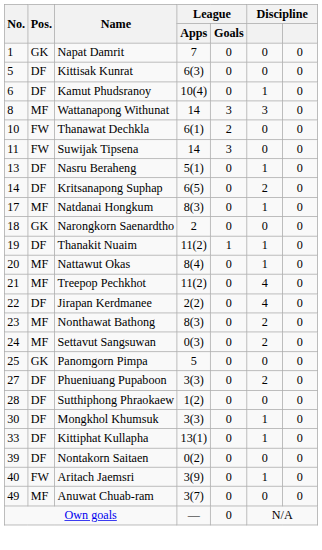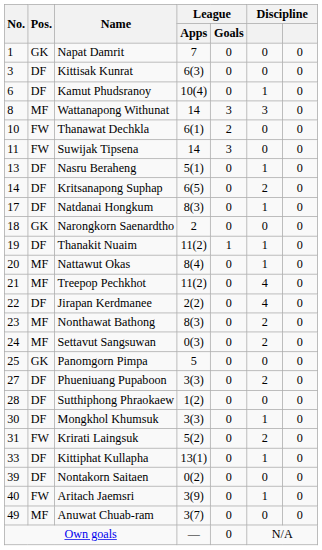(10, 71) 5 -> (10, 71) 3
(39, 206) MF -> (38, 206) DF
+ row: (98, 438)
